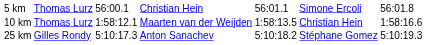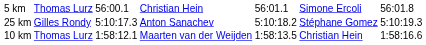rows swapped: (18, 22) <-> (18, 36)
